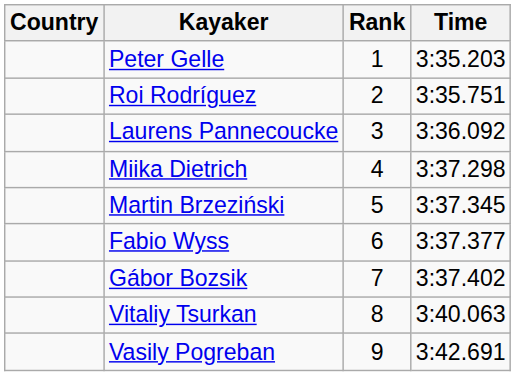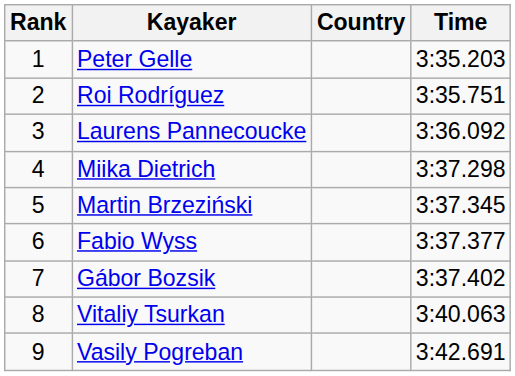columns swapped: (377, 22) <-> (54, 22)
